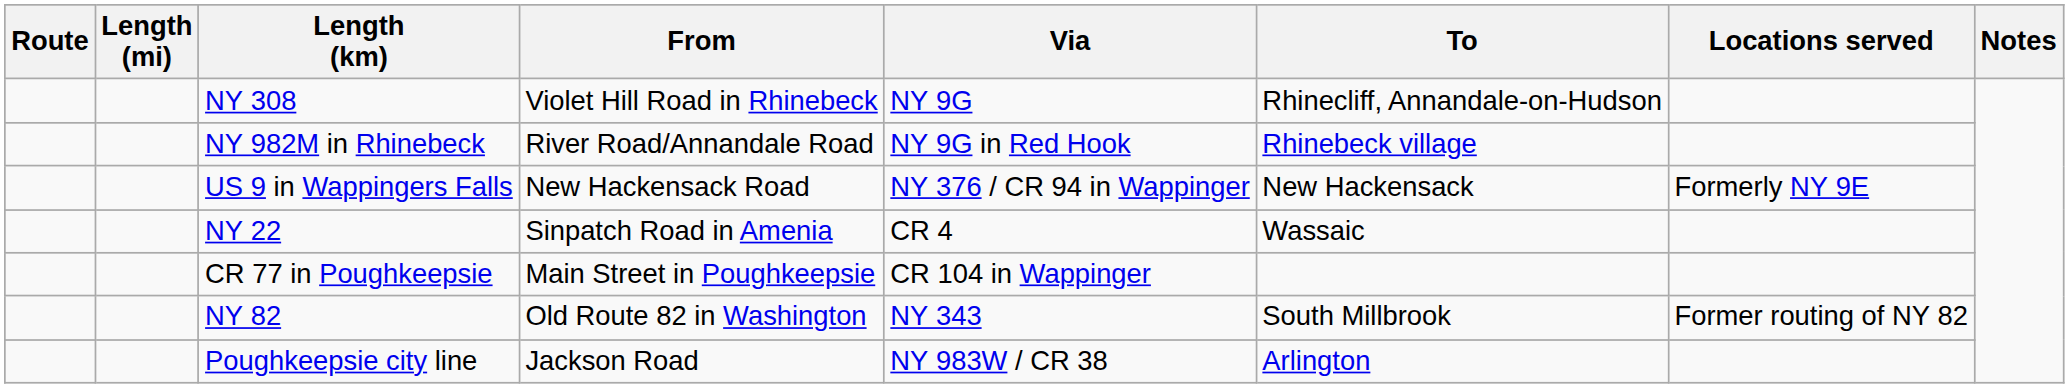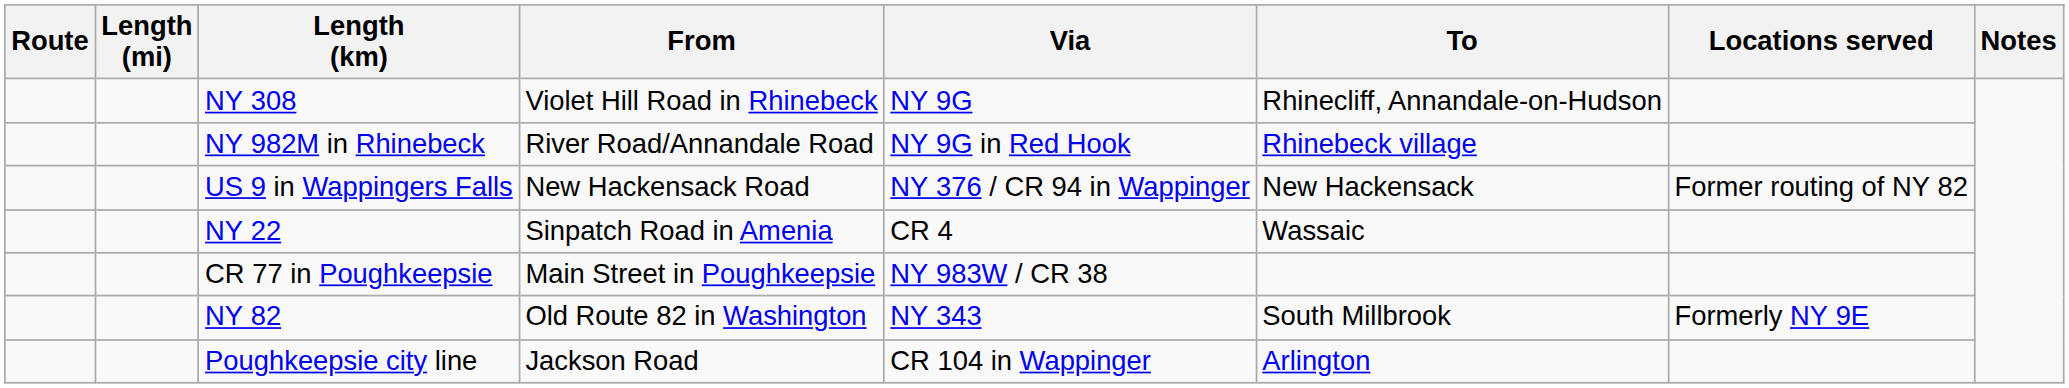(1772, 187) Formerly NY 9E -> (1821, 187) Former routing of NY 82
(1021, 273) CR 104 in Wappinger -> (999, 273) NY 983W / CR 38
(1821, 317) Former routing of NY 82 -> (1772, 317) Formerly NY 9E
(999, 360) NY 983W / CR 38 -> (1021, 360) CR 104 in Wappinger
